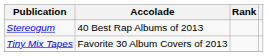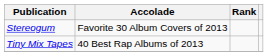(140, 28) 40 Best Rap Albums of 2013 -> (152, 28) Favorite 30 Album Covers of 2013
(152, 43) Favorite 30 Album Covers of 2013 -> (140, 43) 40 Best Rap Albums of 2013
